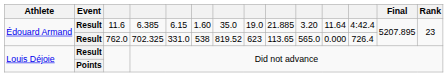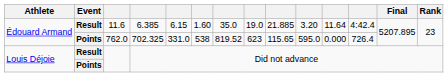(89, 39) Result -> (89, 39) Points
(281, 39) 113.65 -> (281, 39) 115.65
(309, 39) 565.0 -> (309, 39) 595.0
